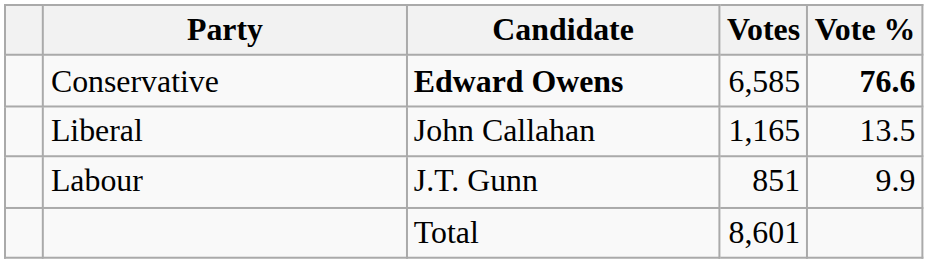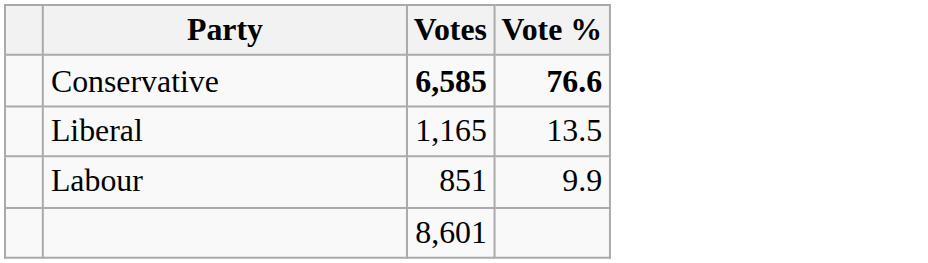- column: (563, 29)
(764, 80) normal -> (451, 80) bold
